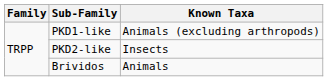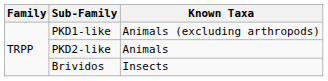(146, 49) Insects -> (146, 49) Animals
(146, 67) Animals -> (146, 67) Insects
